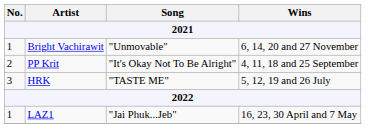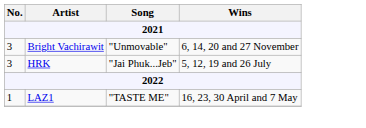(9, 47) 1 -> (9, 47) 3
- row: (43, 64)
(139, 81) "TASTE ME" -> (143, 64) "Jai Phuk...Jeb"
(143, 115) "Jai Phuk...Jeb" -> (139, 98) "TASTE ME"
